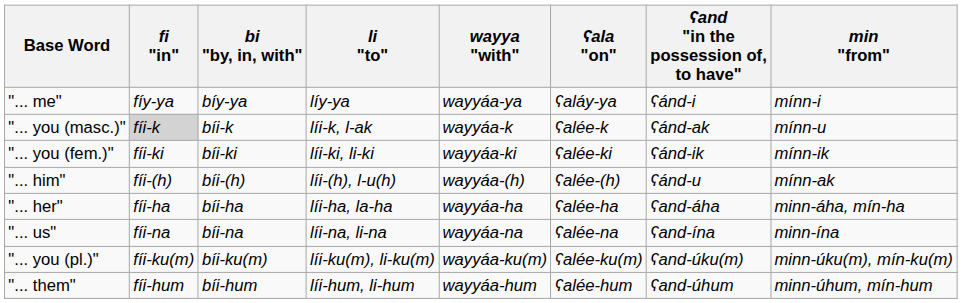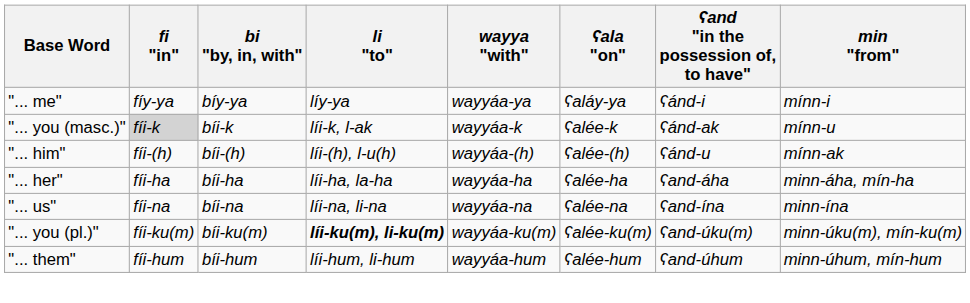- row: (61, 153)
(373, 259) normal -> (377, 232) bold
